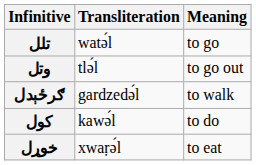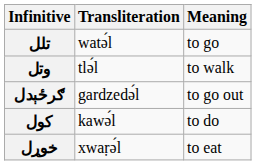(215, 68) to go out -> (211, 68) to walk
(211, 94) to walk -> (215, 94) to go out
